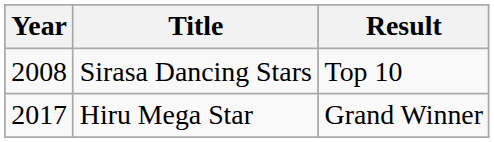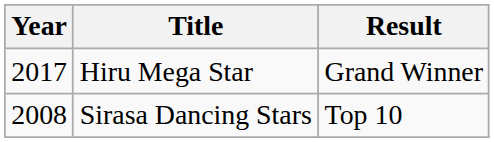rows swapped: (196, 70) <-> (166, 114)
